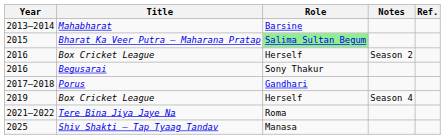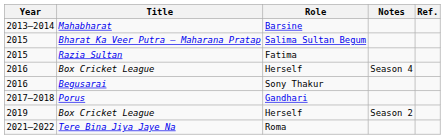(316, 40) lightgreen background -> (316, 40) no background
+ row: (17, 55)
(392, 55) Season 2 -> (392, 69) Season 4
(392, 98) Season 4 -> (392, 112) Season 2
- row: (17, 127)
